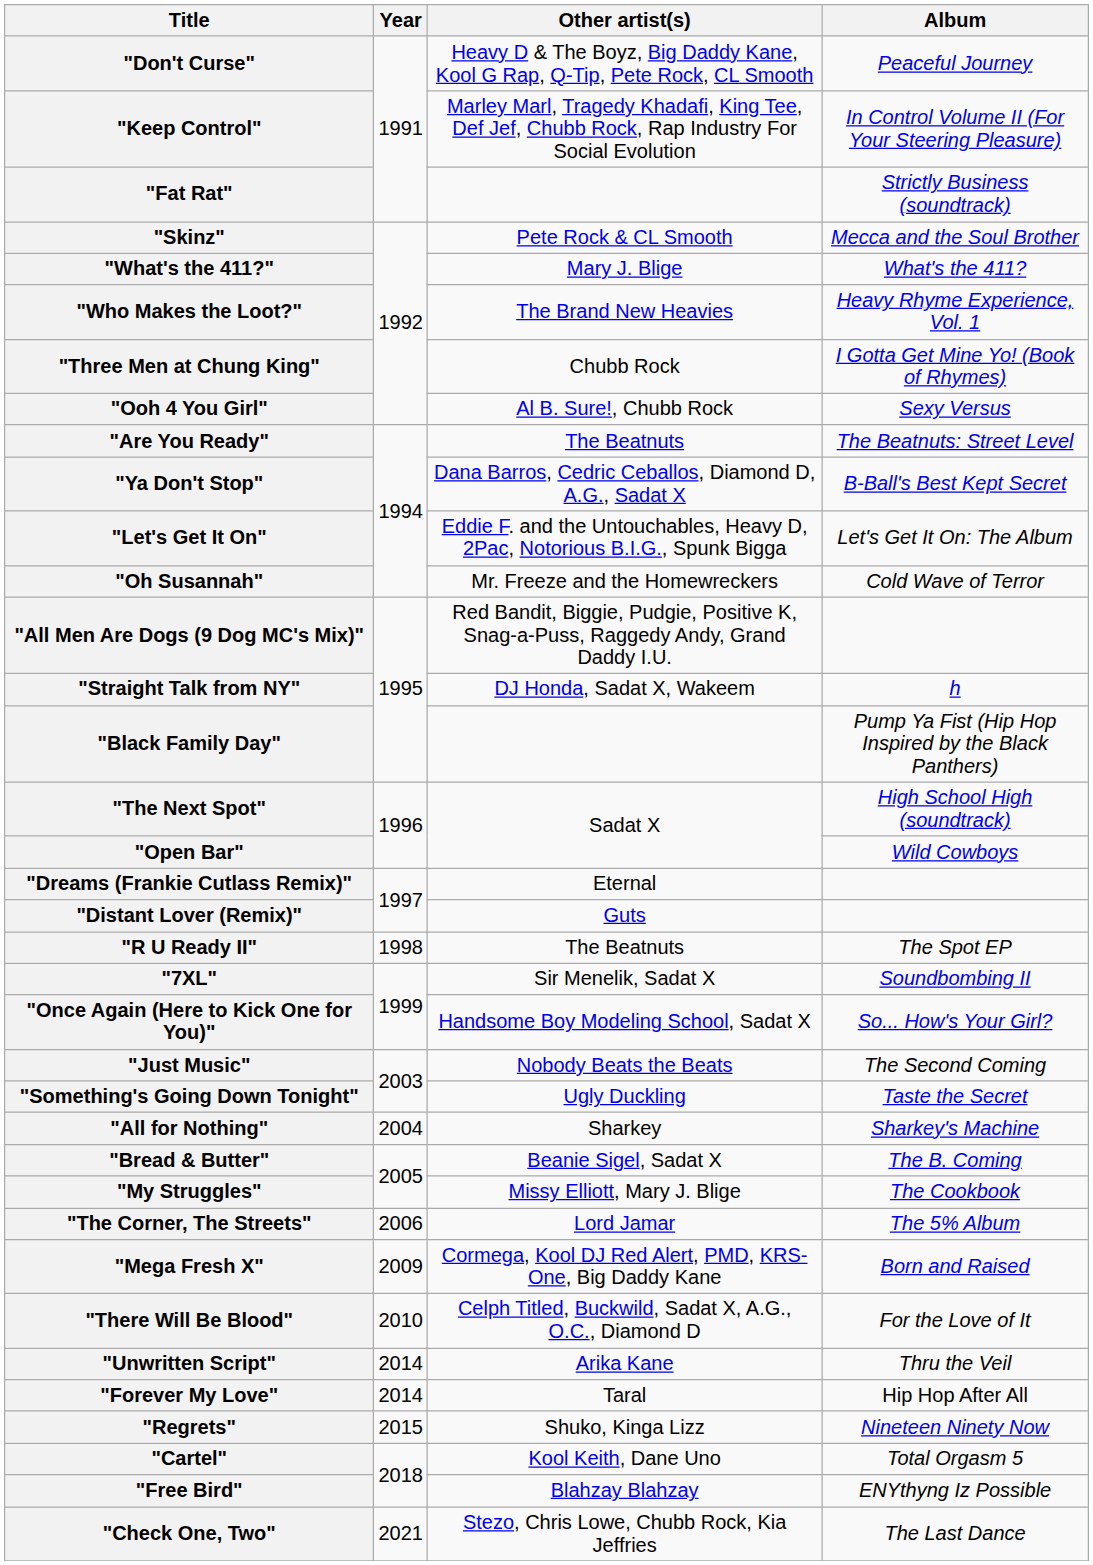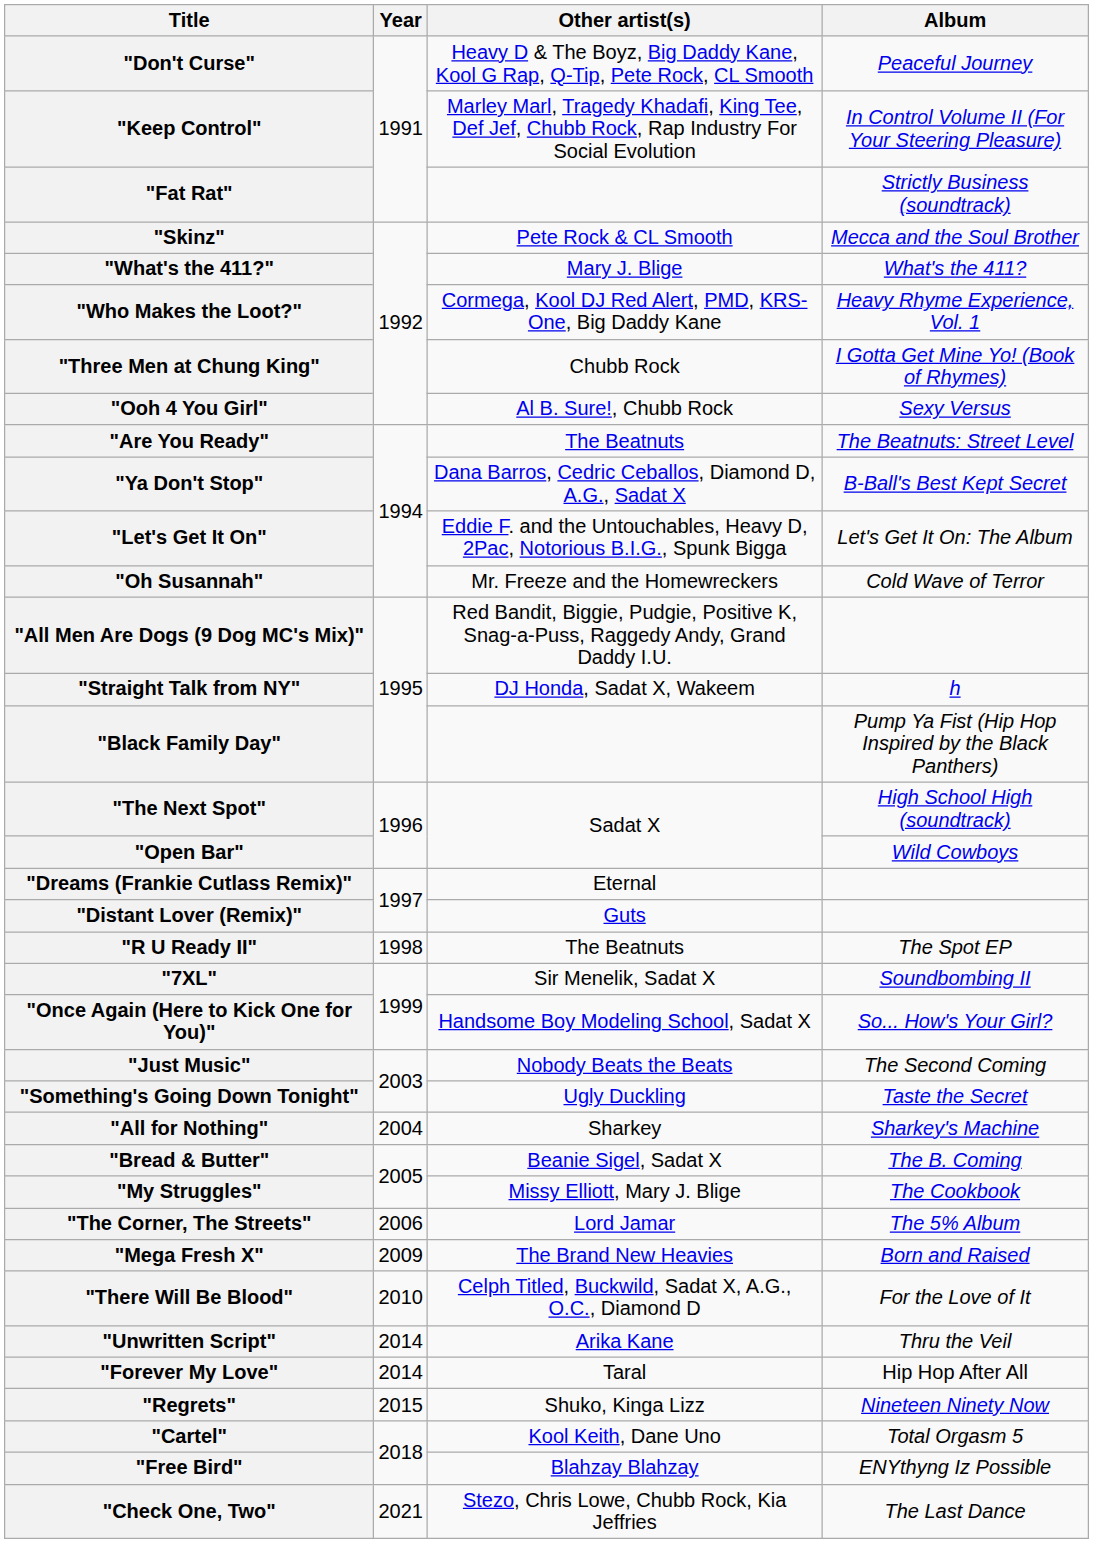(625, 311) The Brand New Heavies -> (625, 311) Cormega, Kool DJ Red Alert, PMD, KRS-One, Big Daddy Kane
(625, 1266) Cormega, Kool DJ Red Alert, PMD, KRS-One, Big Daddy Kane -> (625, 1255) The Brand New Heavies
